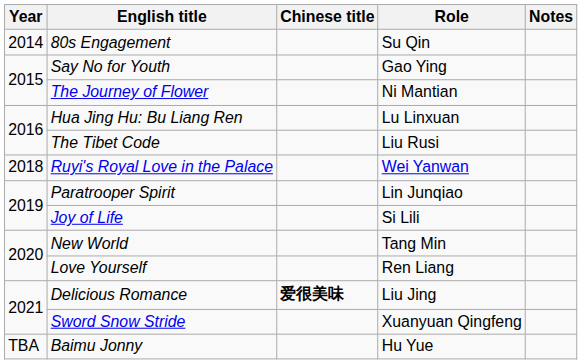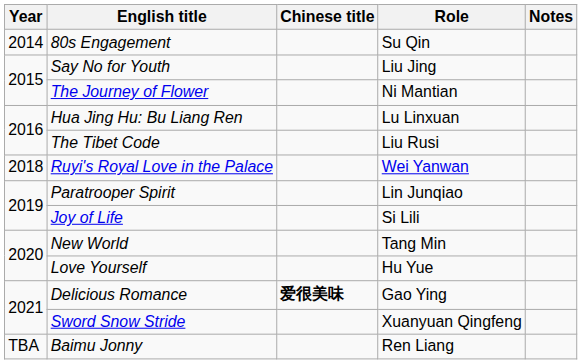(414, 67) Gao Ying -> (409, 67) Liu Jing
(418, 268) Ren Liang -> (408, 268) Hu Yue
(409, 294) Liu Jing -> (414, 294) Gao Ying
(408, 346) Hu Yue -> (418, 346) Ren Liang
